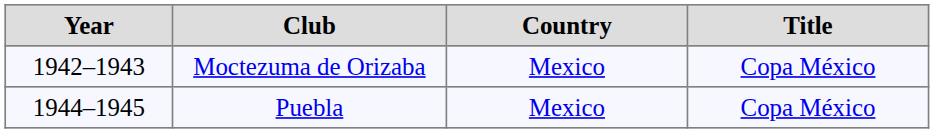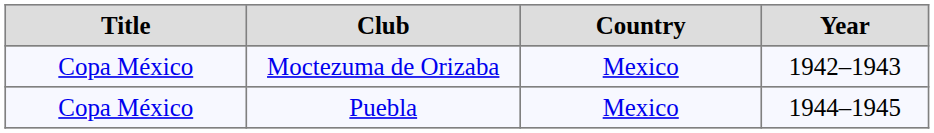columns swapped: (808, 24) <-> (89, 24)
